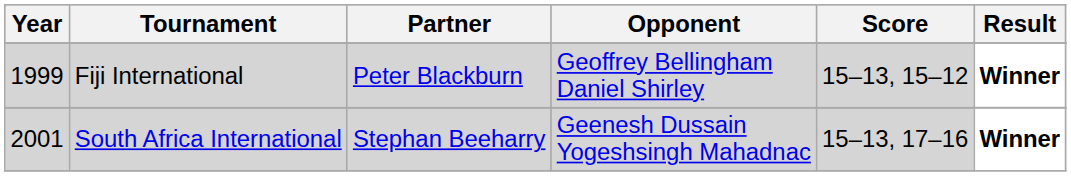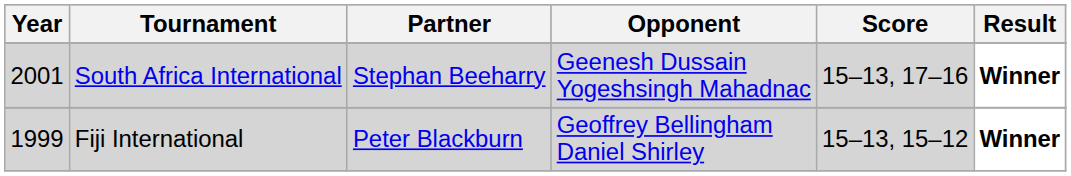rows swapped: (208, 139) <-> (159, 75)
